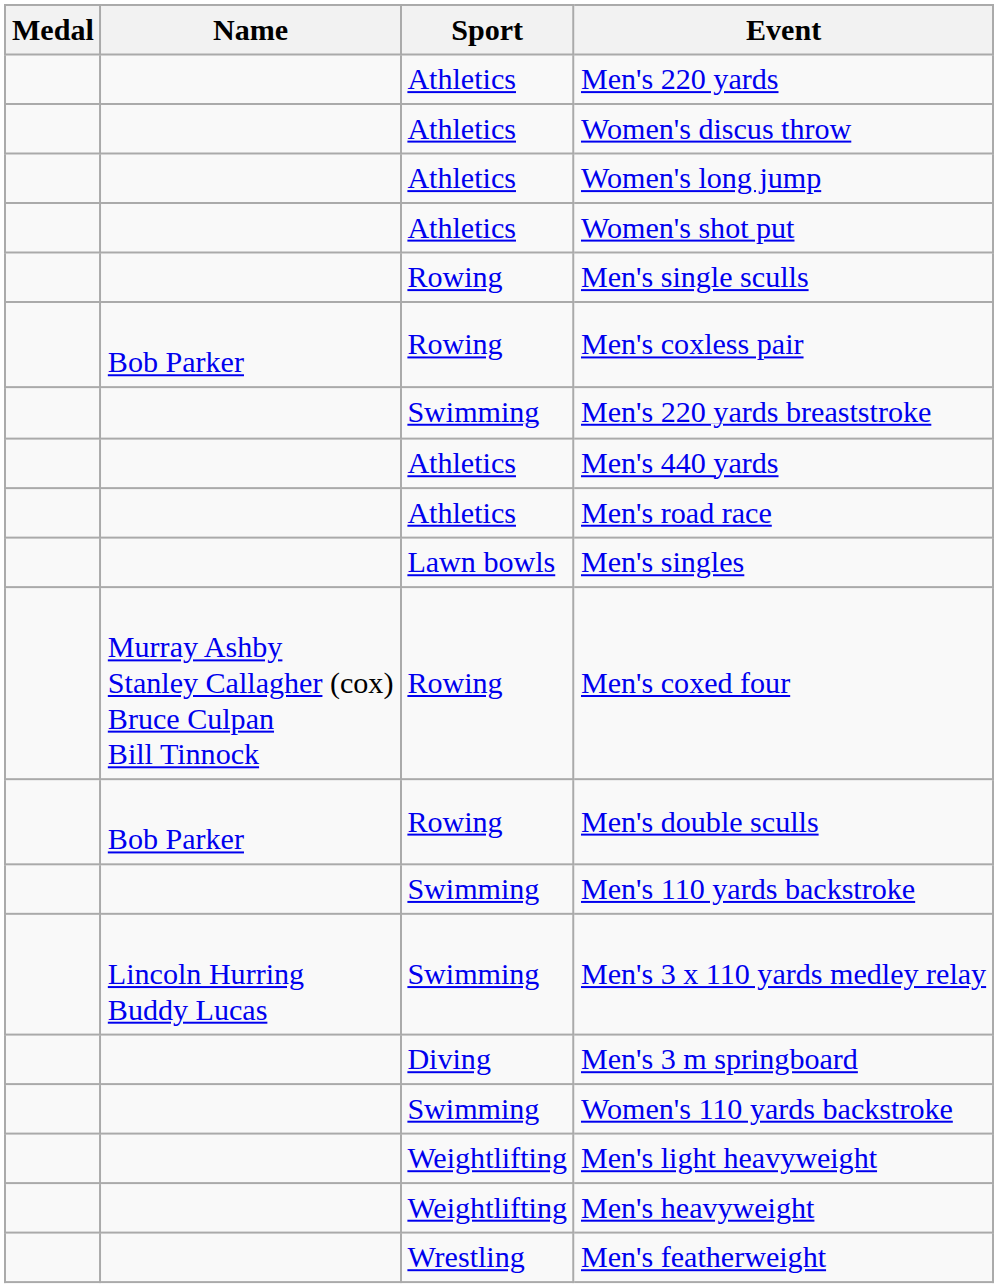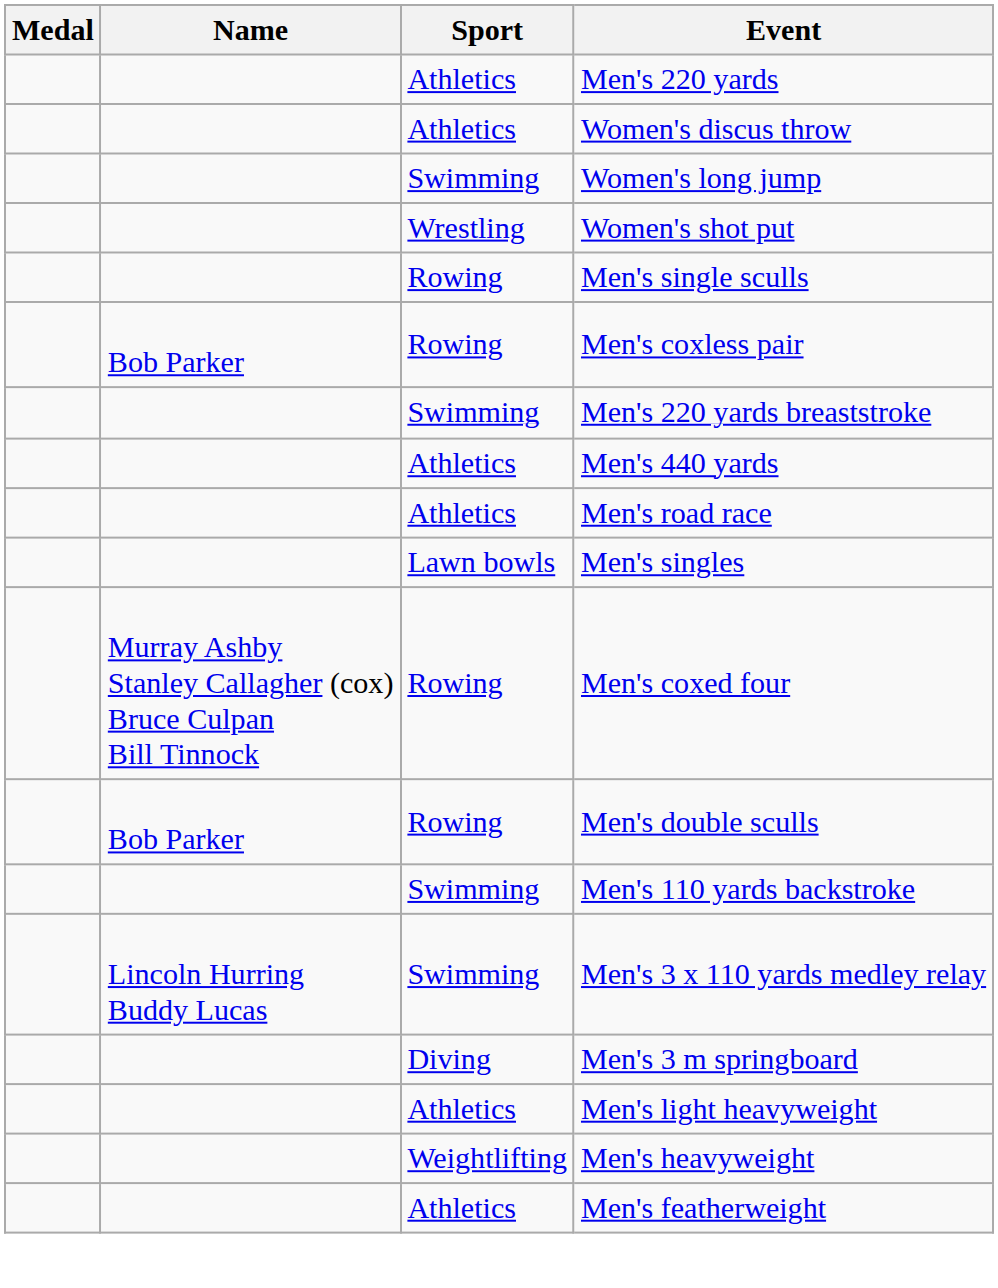(462, 178) Athletics -> (473, 178) Swimming
(462, 227) Athletics -> (466, 227) Wrestling
- row: (767, 1108)
(487, 1158) Weightlifting -> (462, 1108) Athletics
(466, 1257) Wrestling -> (462, 1207) Athletics
